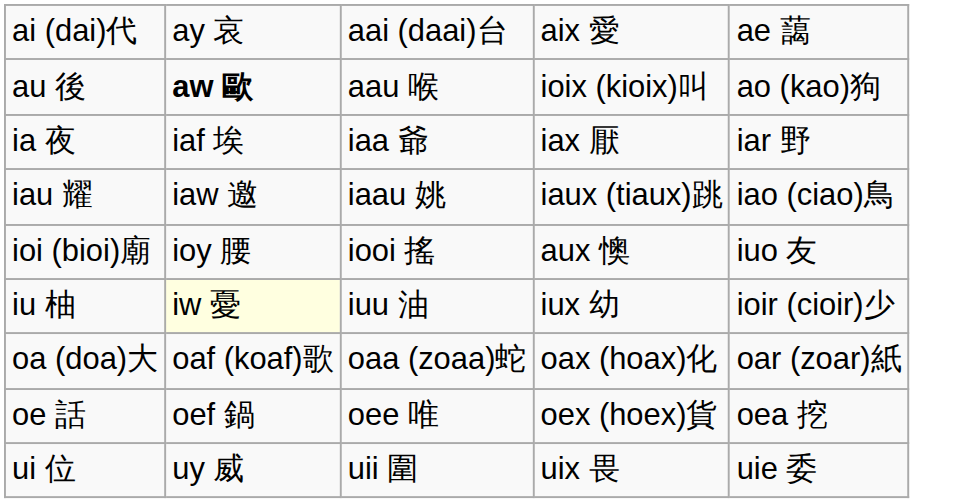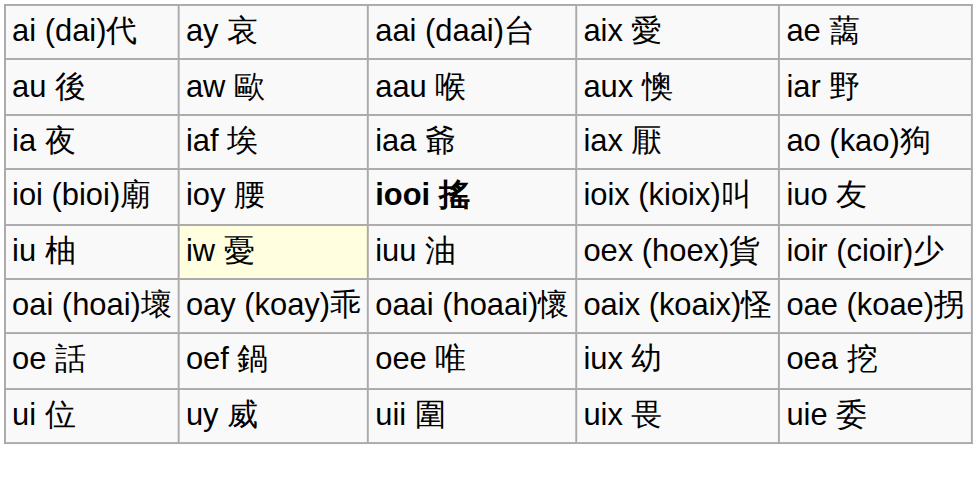(213, 85) bold -> (225, 85) normal
(625, 85) ioix (kioix)叫 -> (628, 85) aux 懊
(809, 85) ao (kao)狗 -> (823, 85) iar 野
(774, 140) iar 野 -> (859, 140) ao (kao)狗
- row: (52, 195)
(392, 249) normal -> (422, 195) bold
(585, 249) aux 懊 -> (667, 195) ioix (kioix)叫
(580, 304) iux 幼 -> (672, 249) oex (hoex)貨
- row: (85, 359)
+ row: (92, 304)
(629, 414) oex (hoex)貨 -> (623, 359) iux 幼
